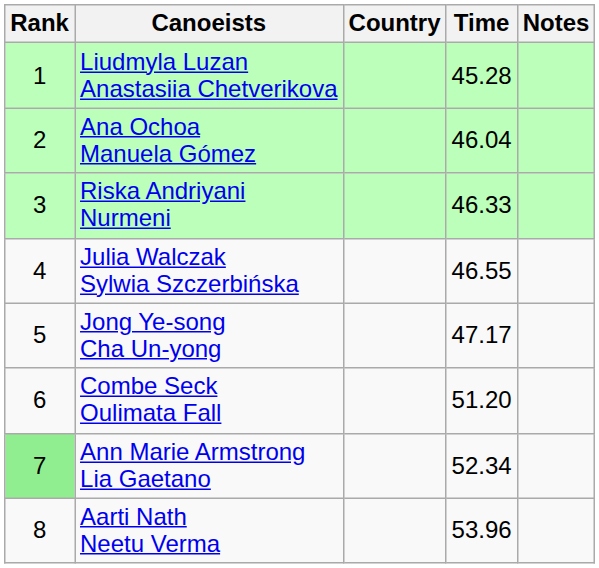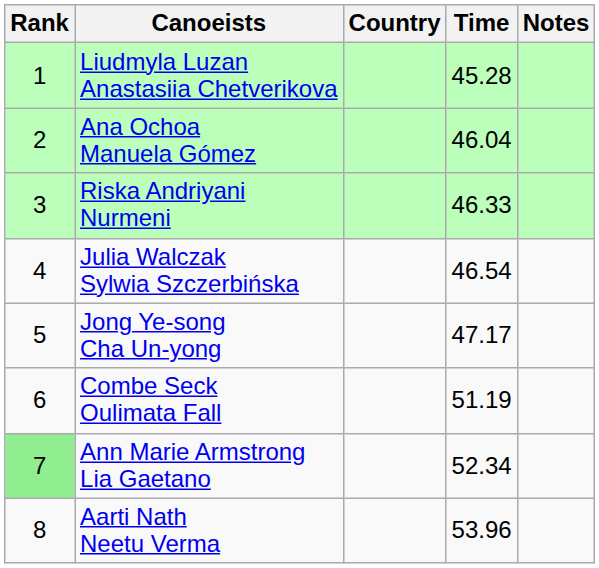(482, 270) 46.55 -> (482, 270) 46.54
(482, 400) 51.20 -> (482, 400) 51.19
